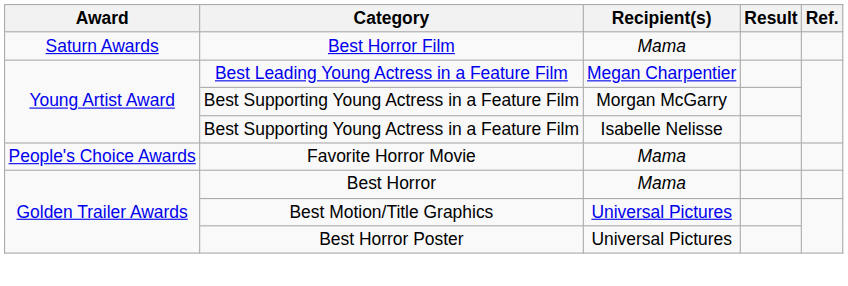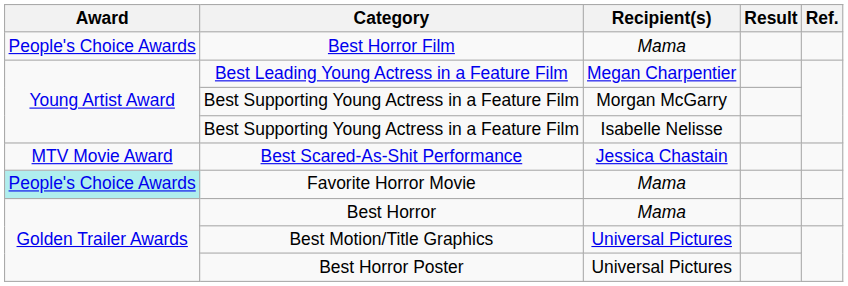(102, 45) Saturn Awards -> (102, 45) People's Choice Awards
+ row: (391, 156)
(102, 156) no background -> (102, 184) paleturquoise background
